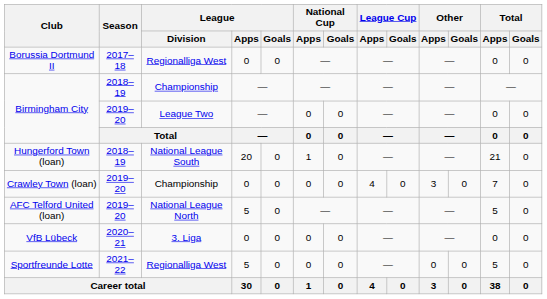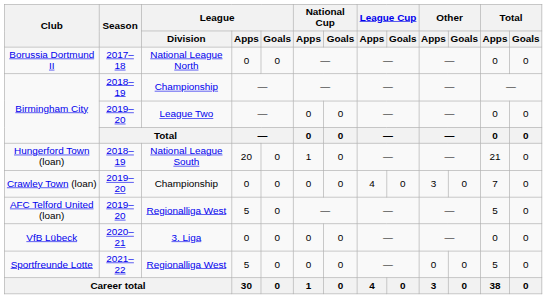(186, 60) Regionalliga West -> (186, 60) National League North
(186, 210) National League North -> (186, 210) Regionalliga West
